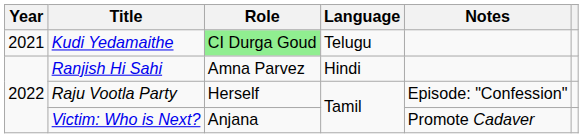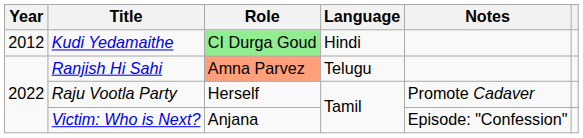(26, 42) 2021 -> (26, 42) 2012
(348, 42) Telugu -> (342, 42) Hindi
(256, 68) no background -> (256, 68) lightsalmon background
(342, 68) Hindi -> (348, 68) Telugu
(488, 94) Episode: "Confession" -> (471, 94) Promote Cadaver
(471, 119) Promote Cadaver -> (488, 119) Episode: "Confession"
